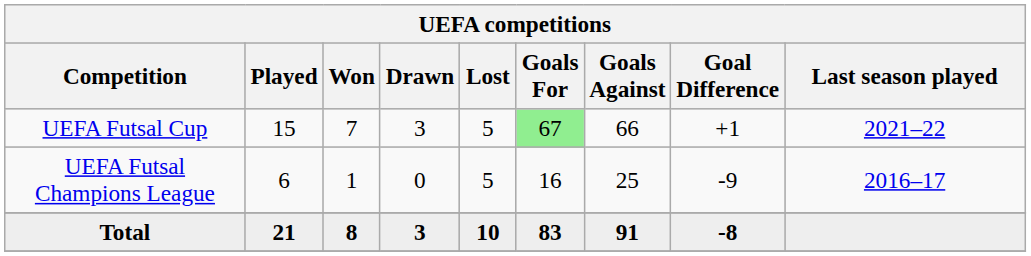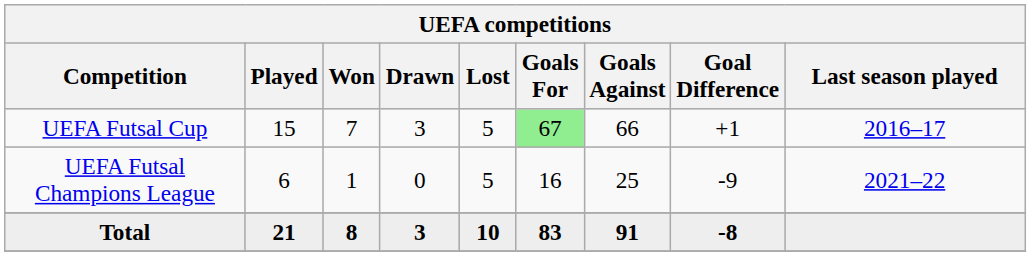(905, 128) 2021–22 -> (905, 128) 2016–17
(905, 180) 2016–17 -> (905, 180) 2021–22
